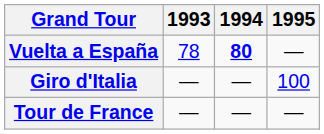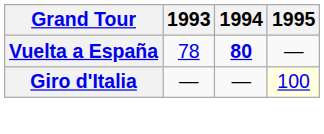(294, 81) no background -> (294, 81) lightyellow background
- row: (84, 112)
